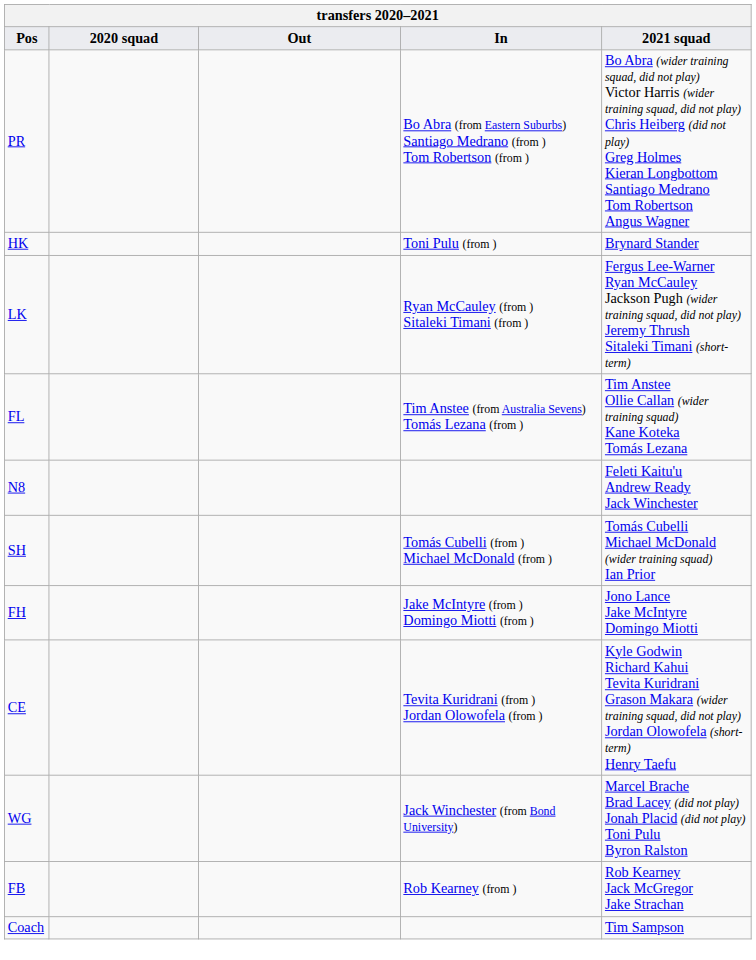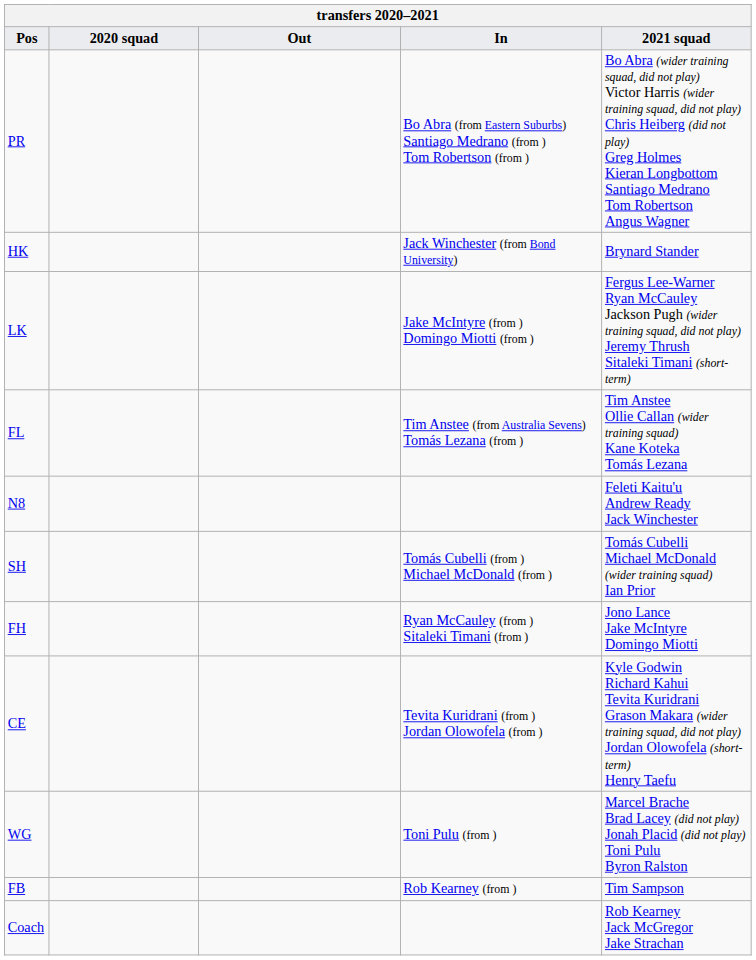(450, 243) Toni Pulu (from ) -> (479, 251) Jack Winchester (from Bond University)
(468, 314) Ryan McCauley (from ) Sitaleki Timani (from ) -> (469, 330) Jake McIntyre (from ) Domingo Miotti (from )
(469, 612) Jake McIntyre (from ) Domingo Miotti (from ) -> (468, 629) Ryan McCauley (from ) Sitaleki Timani (from )
(479, 818) Jack Winchester (from Bond University) -> (450, 834) Toni Pulu (from )
(649, 888) Rob Kearney Jack McGregor Jake Strachan -> (644, 888) Tim Sampson
(644, 927) Tim Sampson -> (649, 927) Rob Kearney Jack McGregor Jake Strachan
